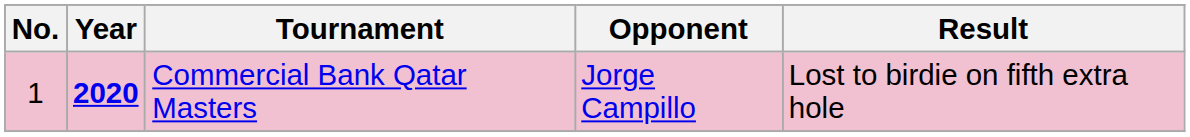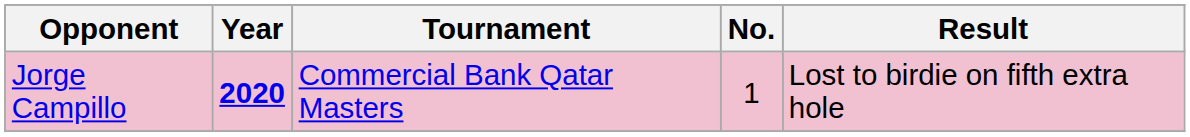columns swapped: (36, 28) <-> (678, 28)
